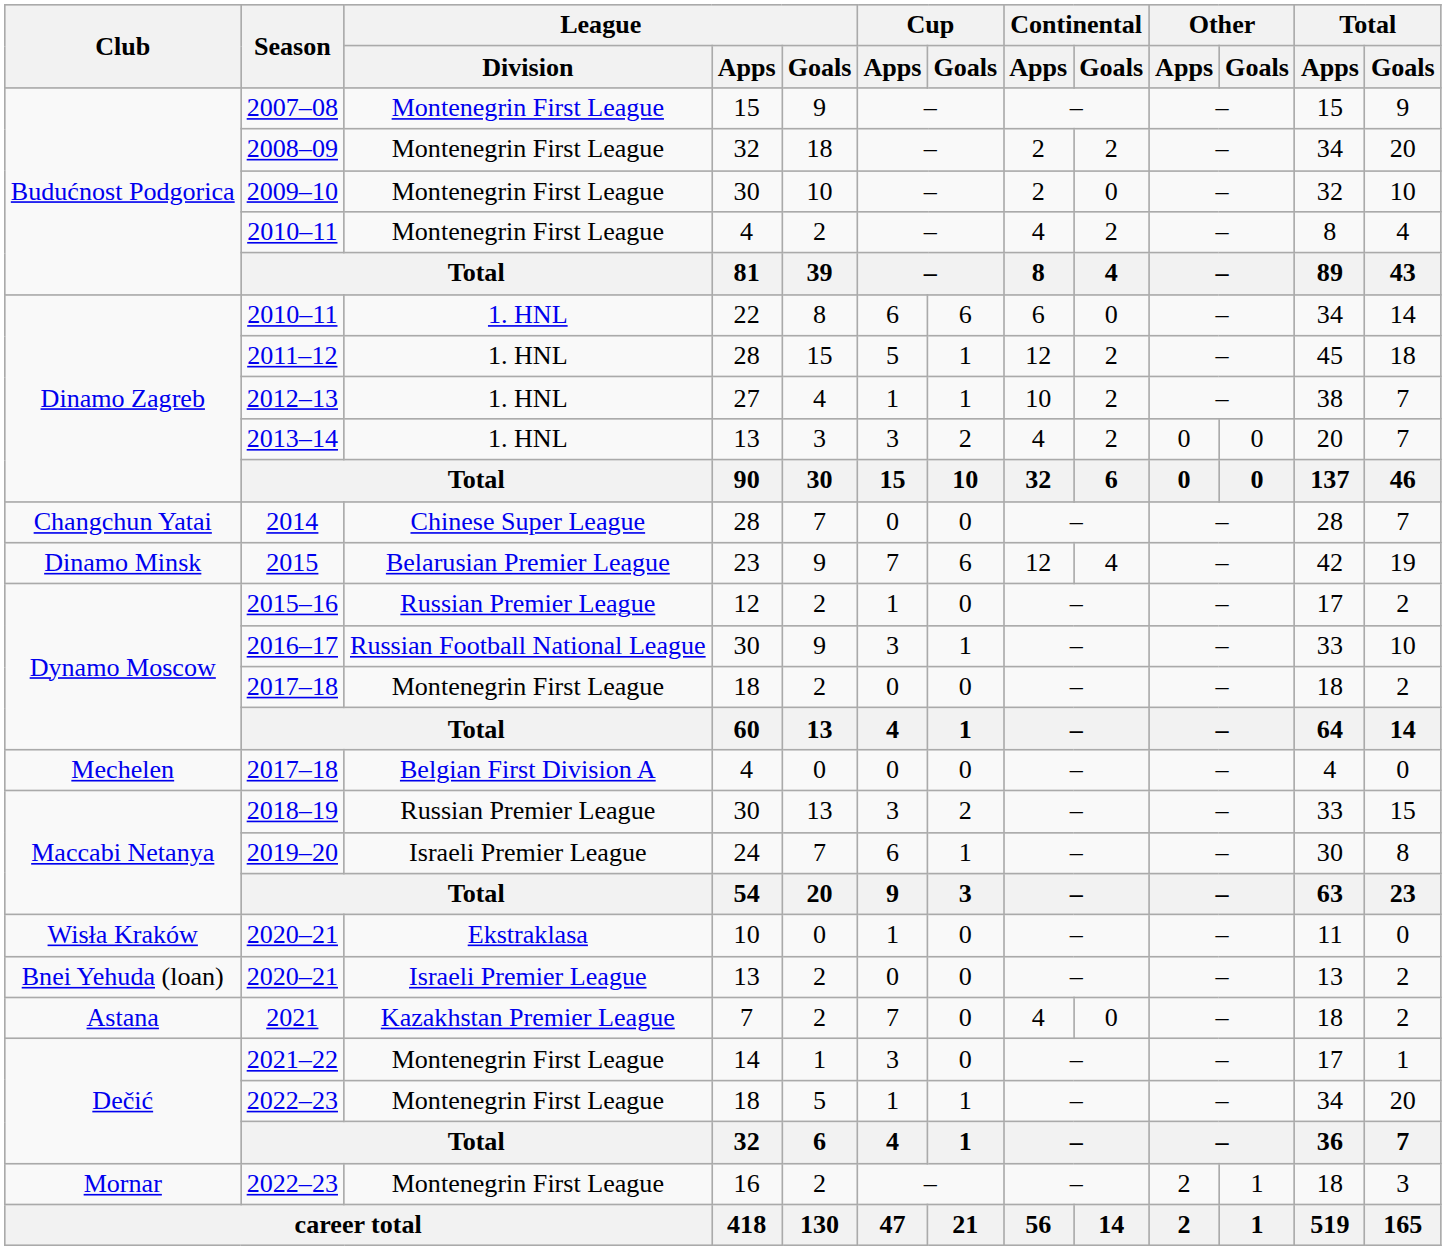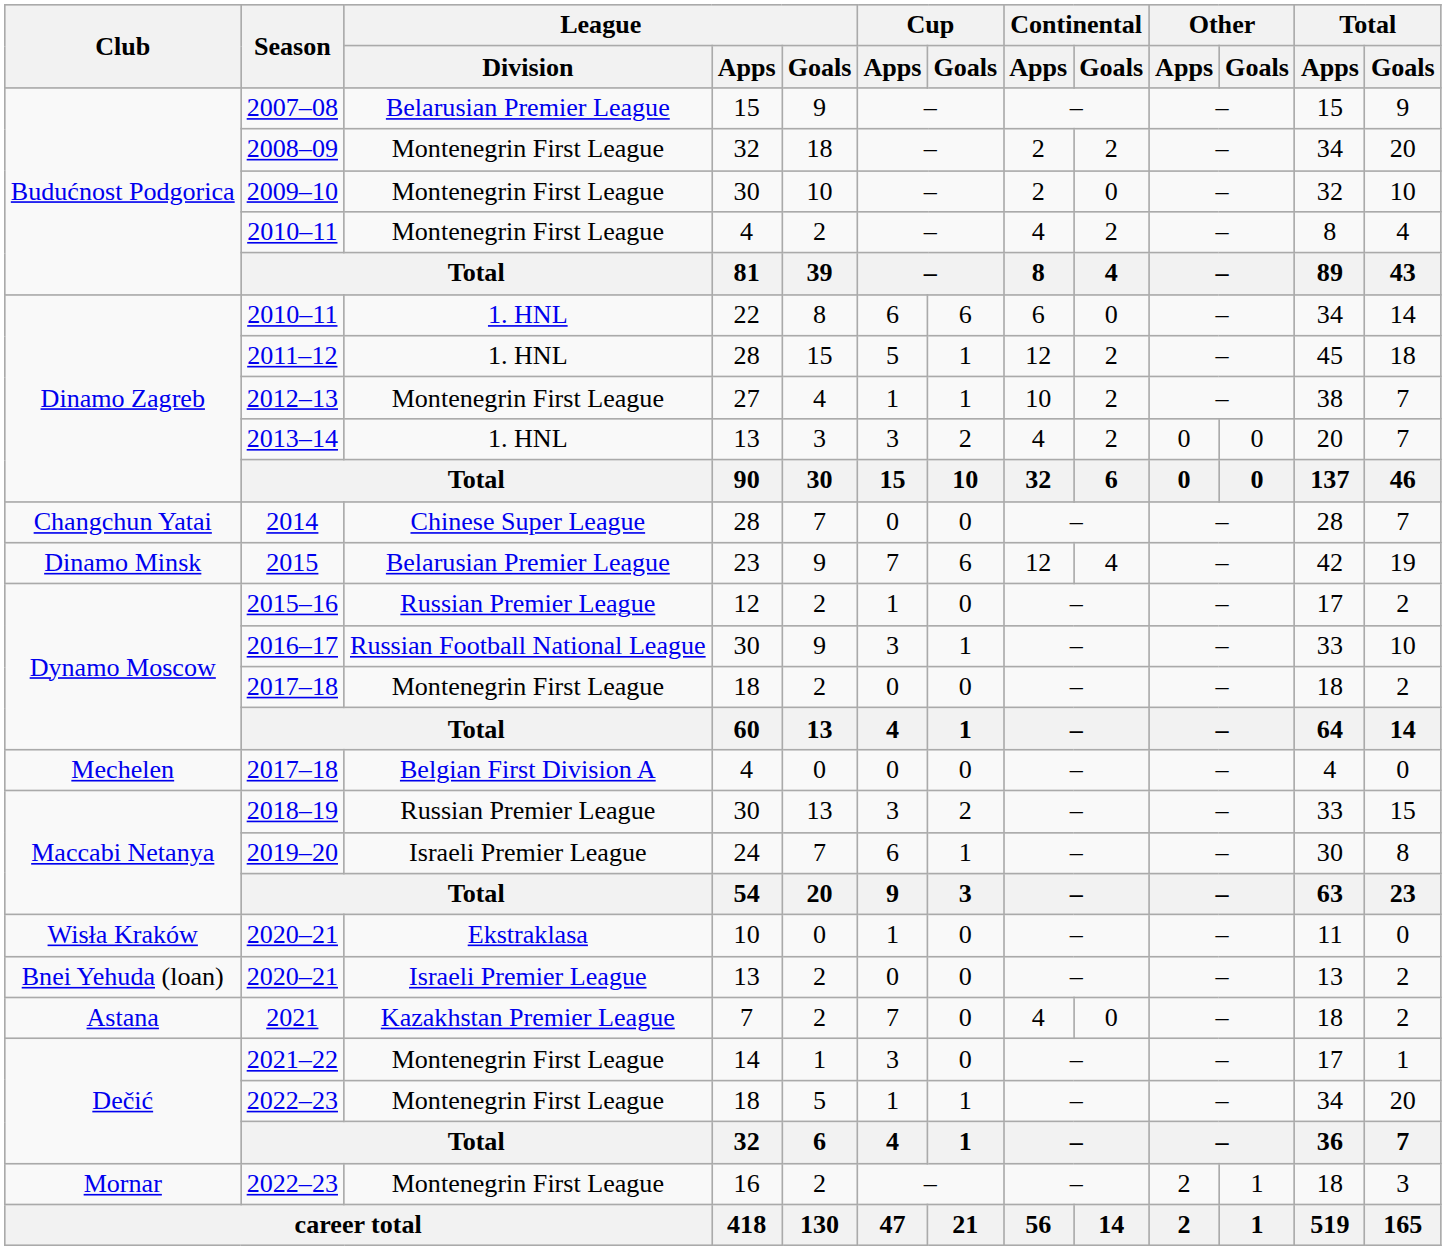(528, 107) Montenegrin First League -> (528, 107) Belarusian Premier League
(528, 397) 1. HNL -> (528, 397) Montenegrin First League
